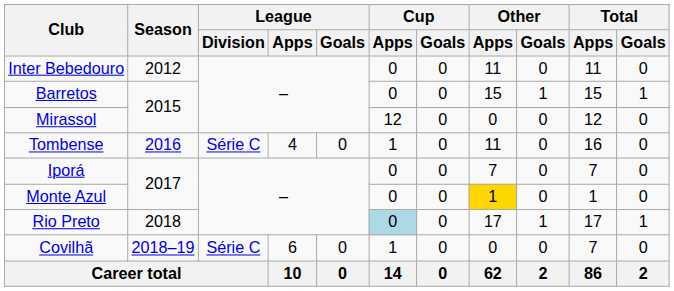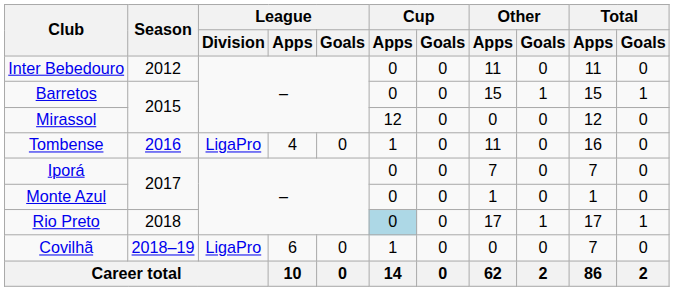(233, 145) Série C -> (233, 145) LigaPro
(493, 196) gold background -> (493, 196) no background
(233, 247) Série C -> (233, 247) LigaPro
